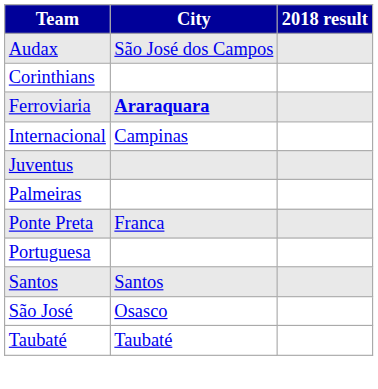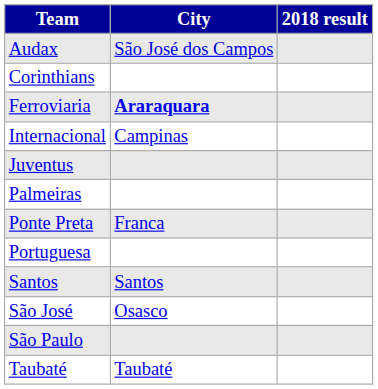+ row: (46, 340)
